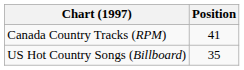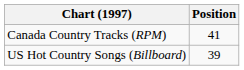(214, 55) 35 -> (214, 55) 39
